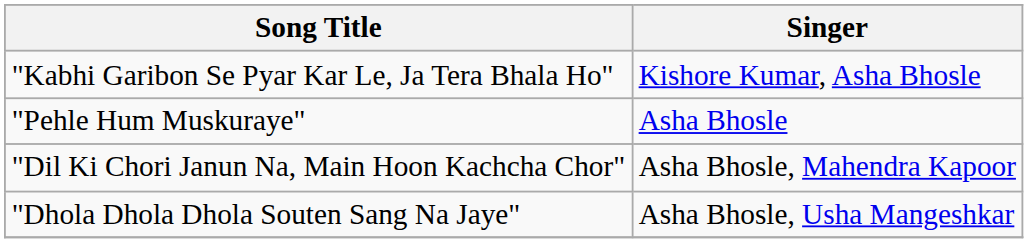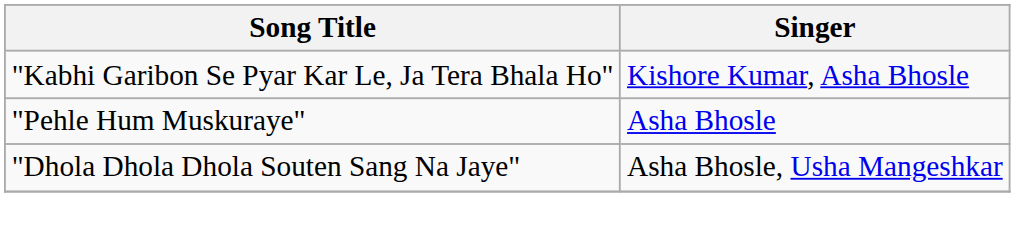- row: (318, 167)
